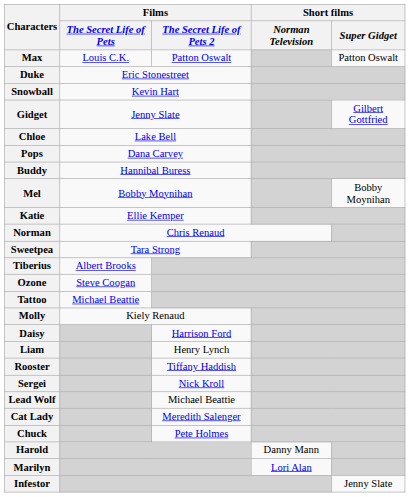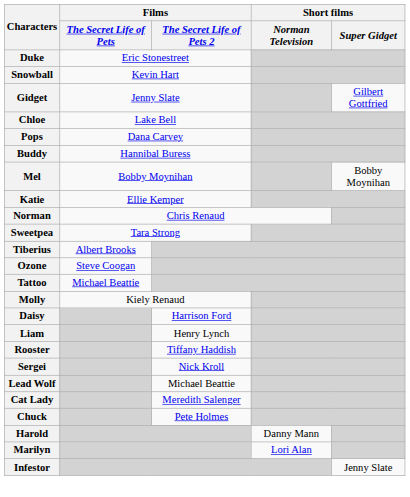- row: (32, 58)
